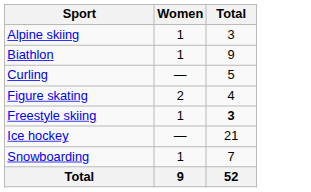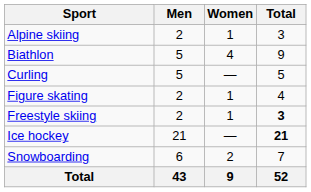+ column: (179, 14)
(180, 55) 1 -> (230, 55) 4
(180, 95) 2 -> (230, 95) 1
(231, 136) normal -> (281, 136) bold
(180, 156) 1 -> (230, 156) 2
